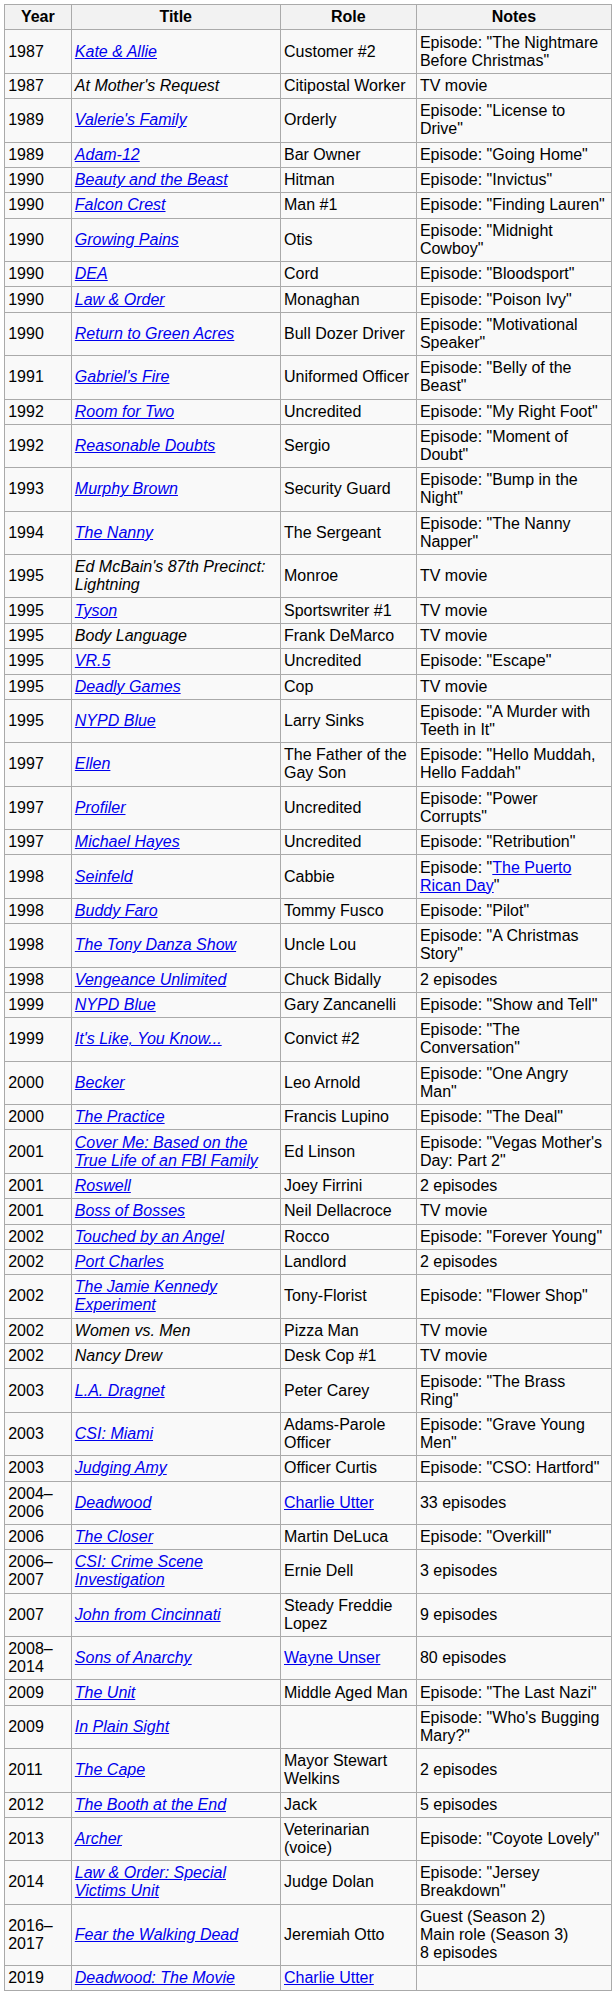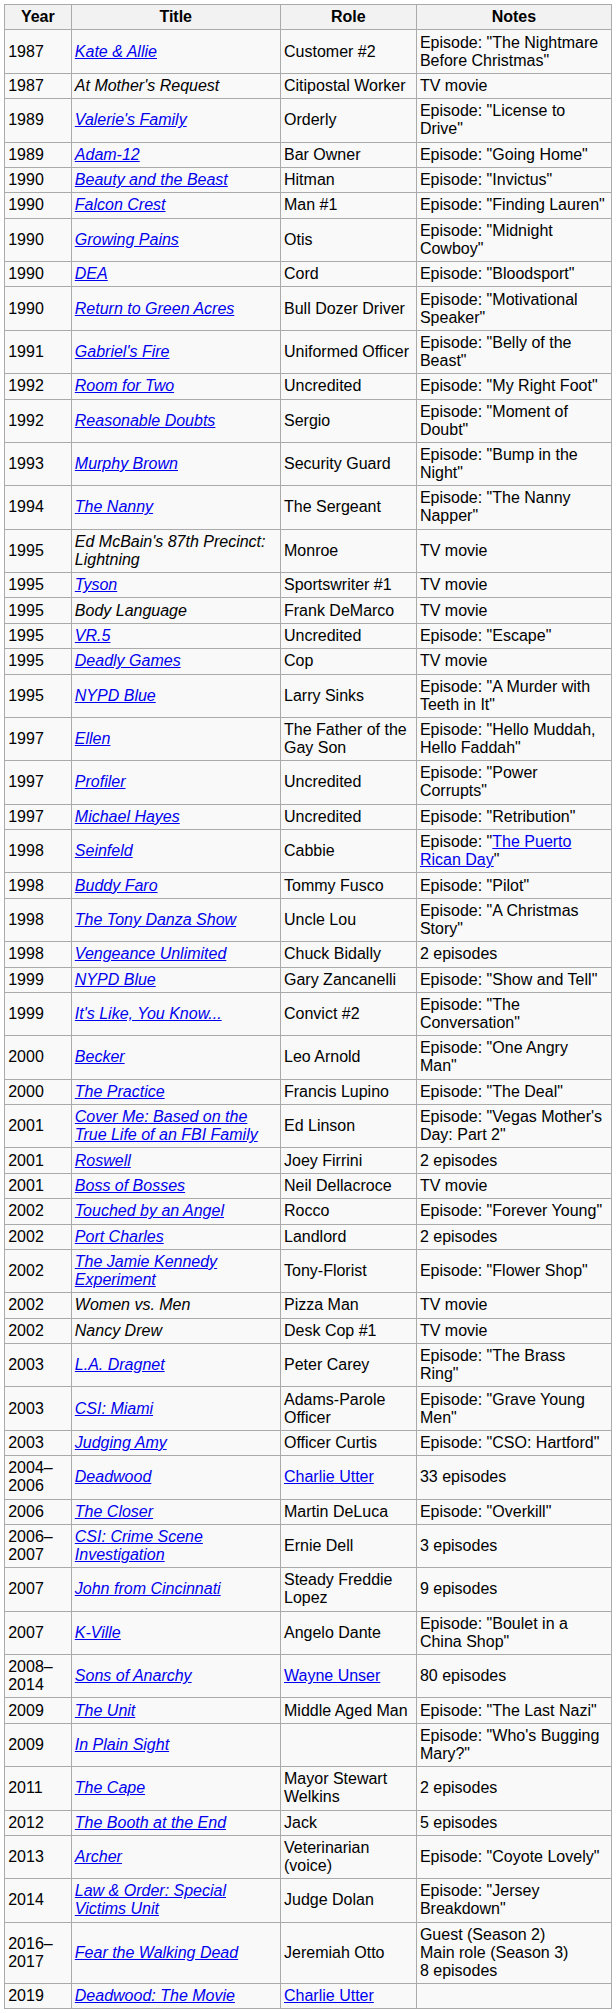- row: (120, 299)
+ row: (98, 1632)
